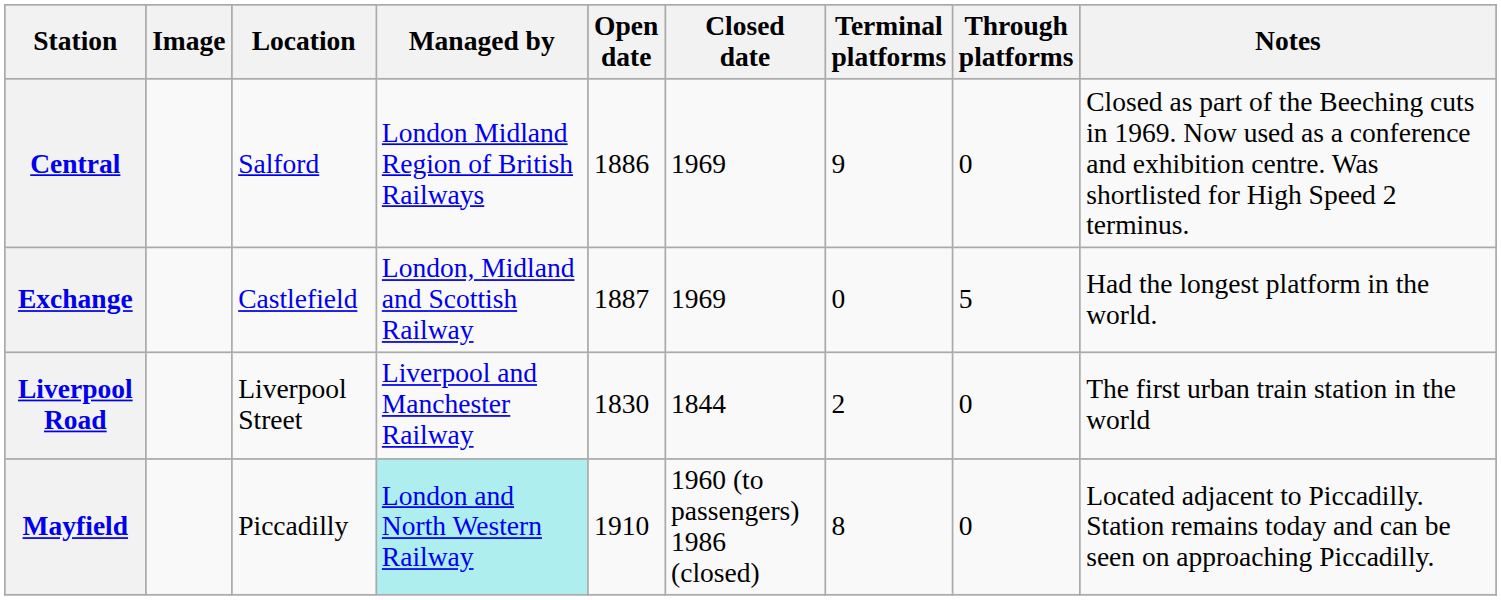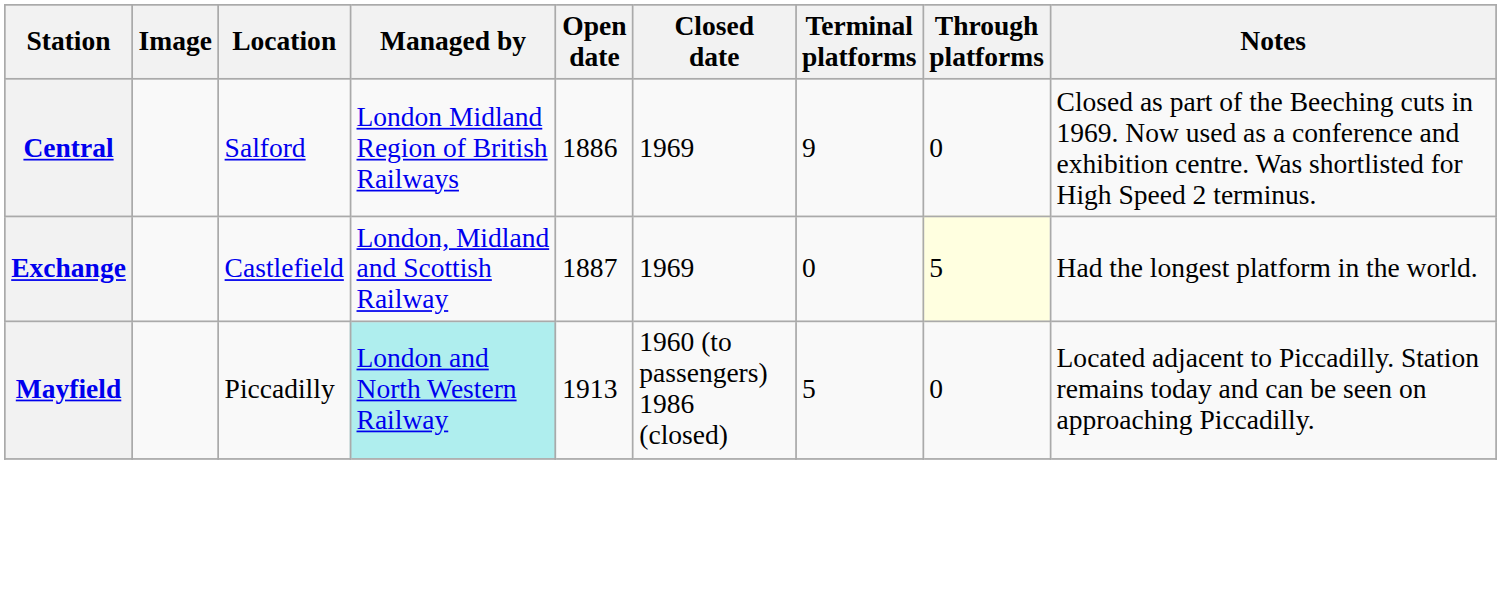(966, 299) no background -> (936, 268) lightyellow background
- row: (75, 404)
(622, 525) 1910 -> (590, 389) 1913
(838, 525) 8 -> (809, 389) 5
